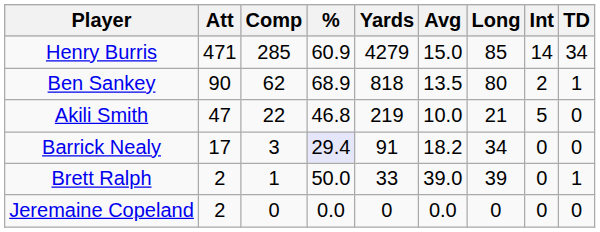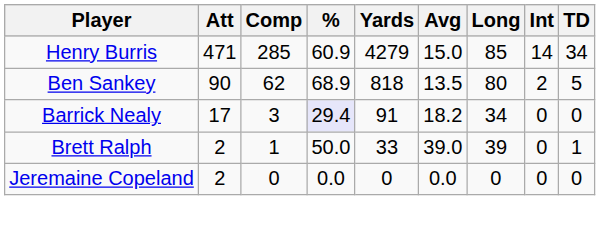(577, 83) 1 -> (577, 83) 5
- row: (102, 115)
